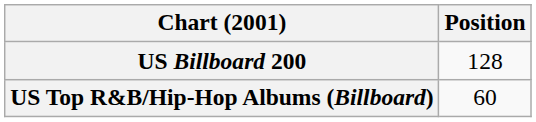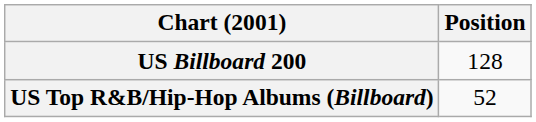(485, 97) 60 -> (485, 97) 52
